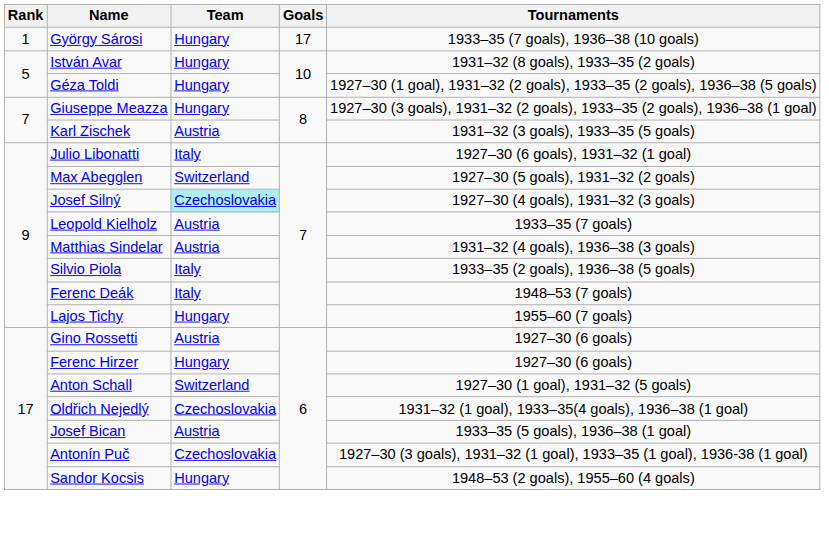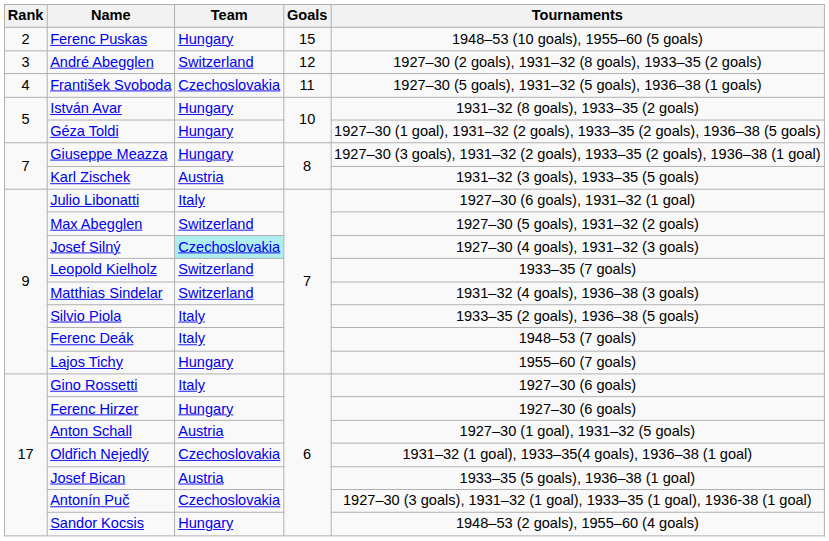- row: (96, 39)
+ row: (99, 39)
+ row: (102, 62)
+ row: (111, 85)
(197, 223) Austria -> (216, 270) Switzerland
(197, 246) Austria -> (216, 293) Switzerland
(197, 339) Austria -> (192, 385) Italy
(212, 385) Switzerland -> (201, 431) Austria
